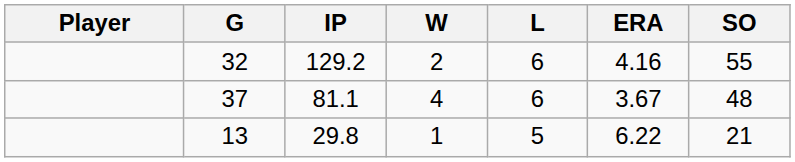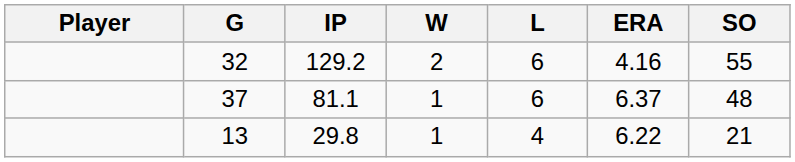(437, 99) 4 -> (437, 99) 1
(638, 99) 3.67 -> (638, 99) 6.37
(537, 136) 5 -> (537, 136) 4
